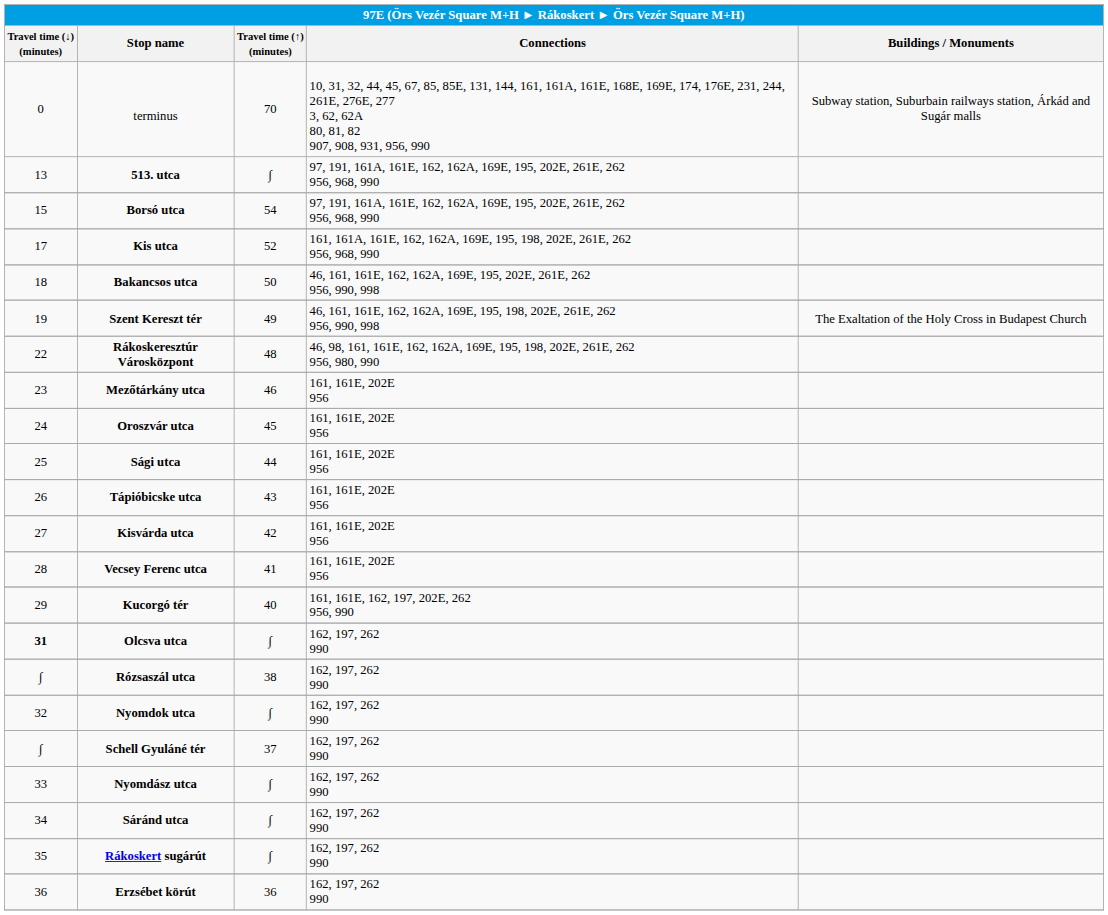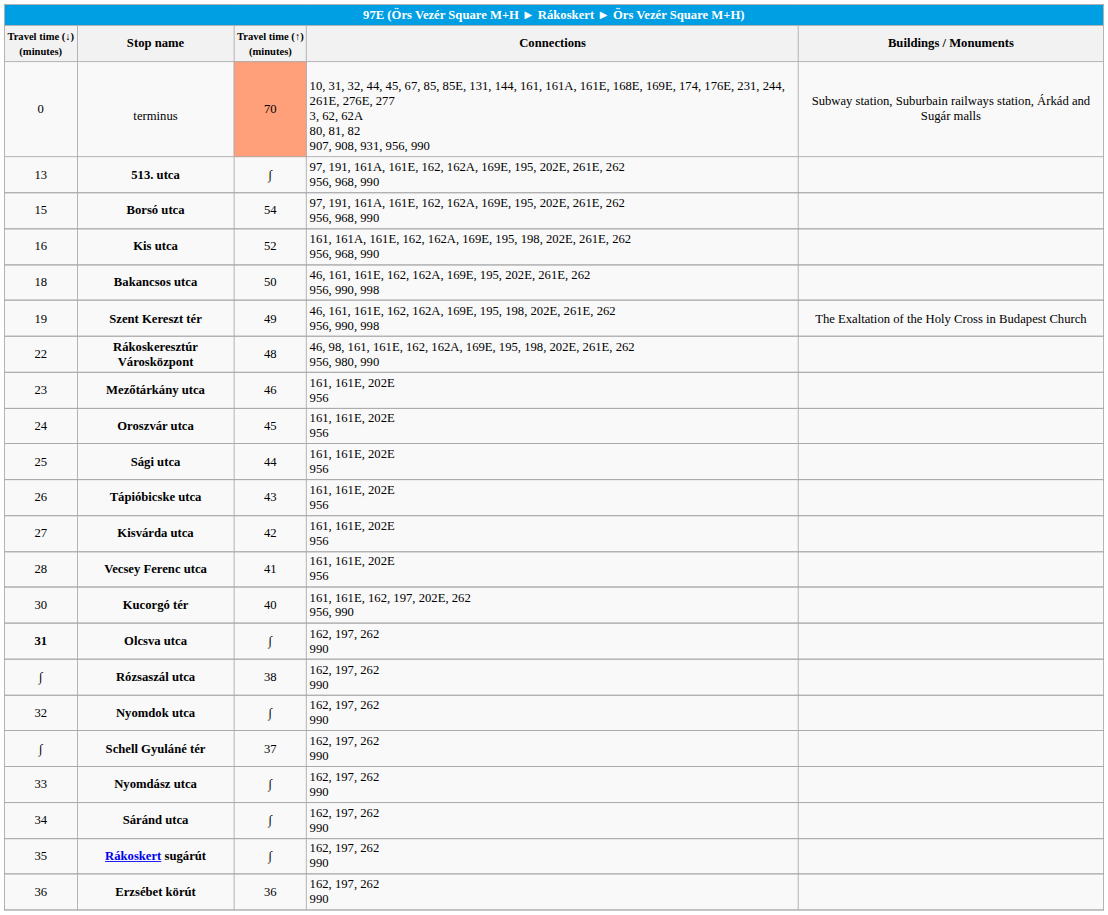(270, 109) no background -> (270, 109) lightsalmon background
(41, 247) 17 -> (41, 247) 16
(41, 605) 29 -> (41, 605) 30
